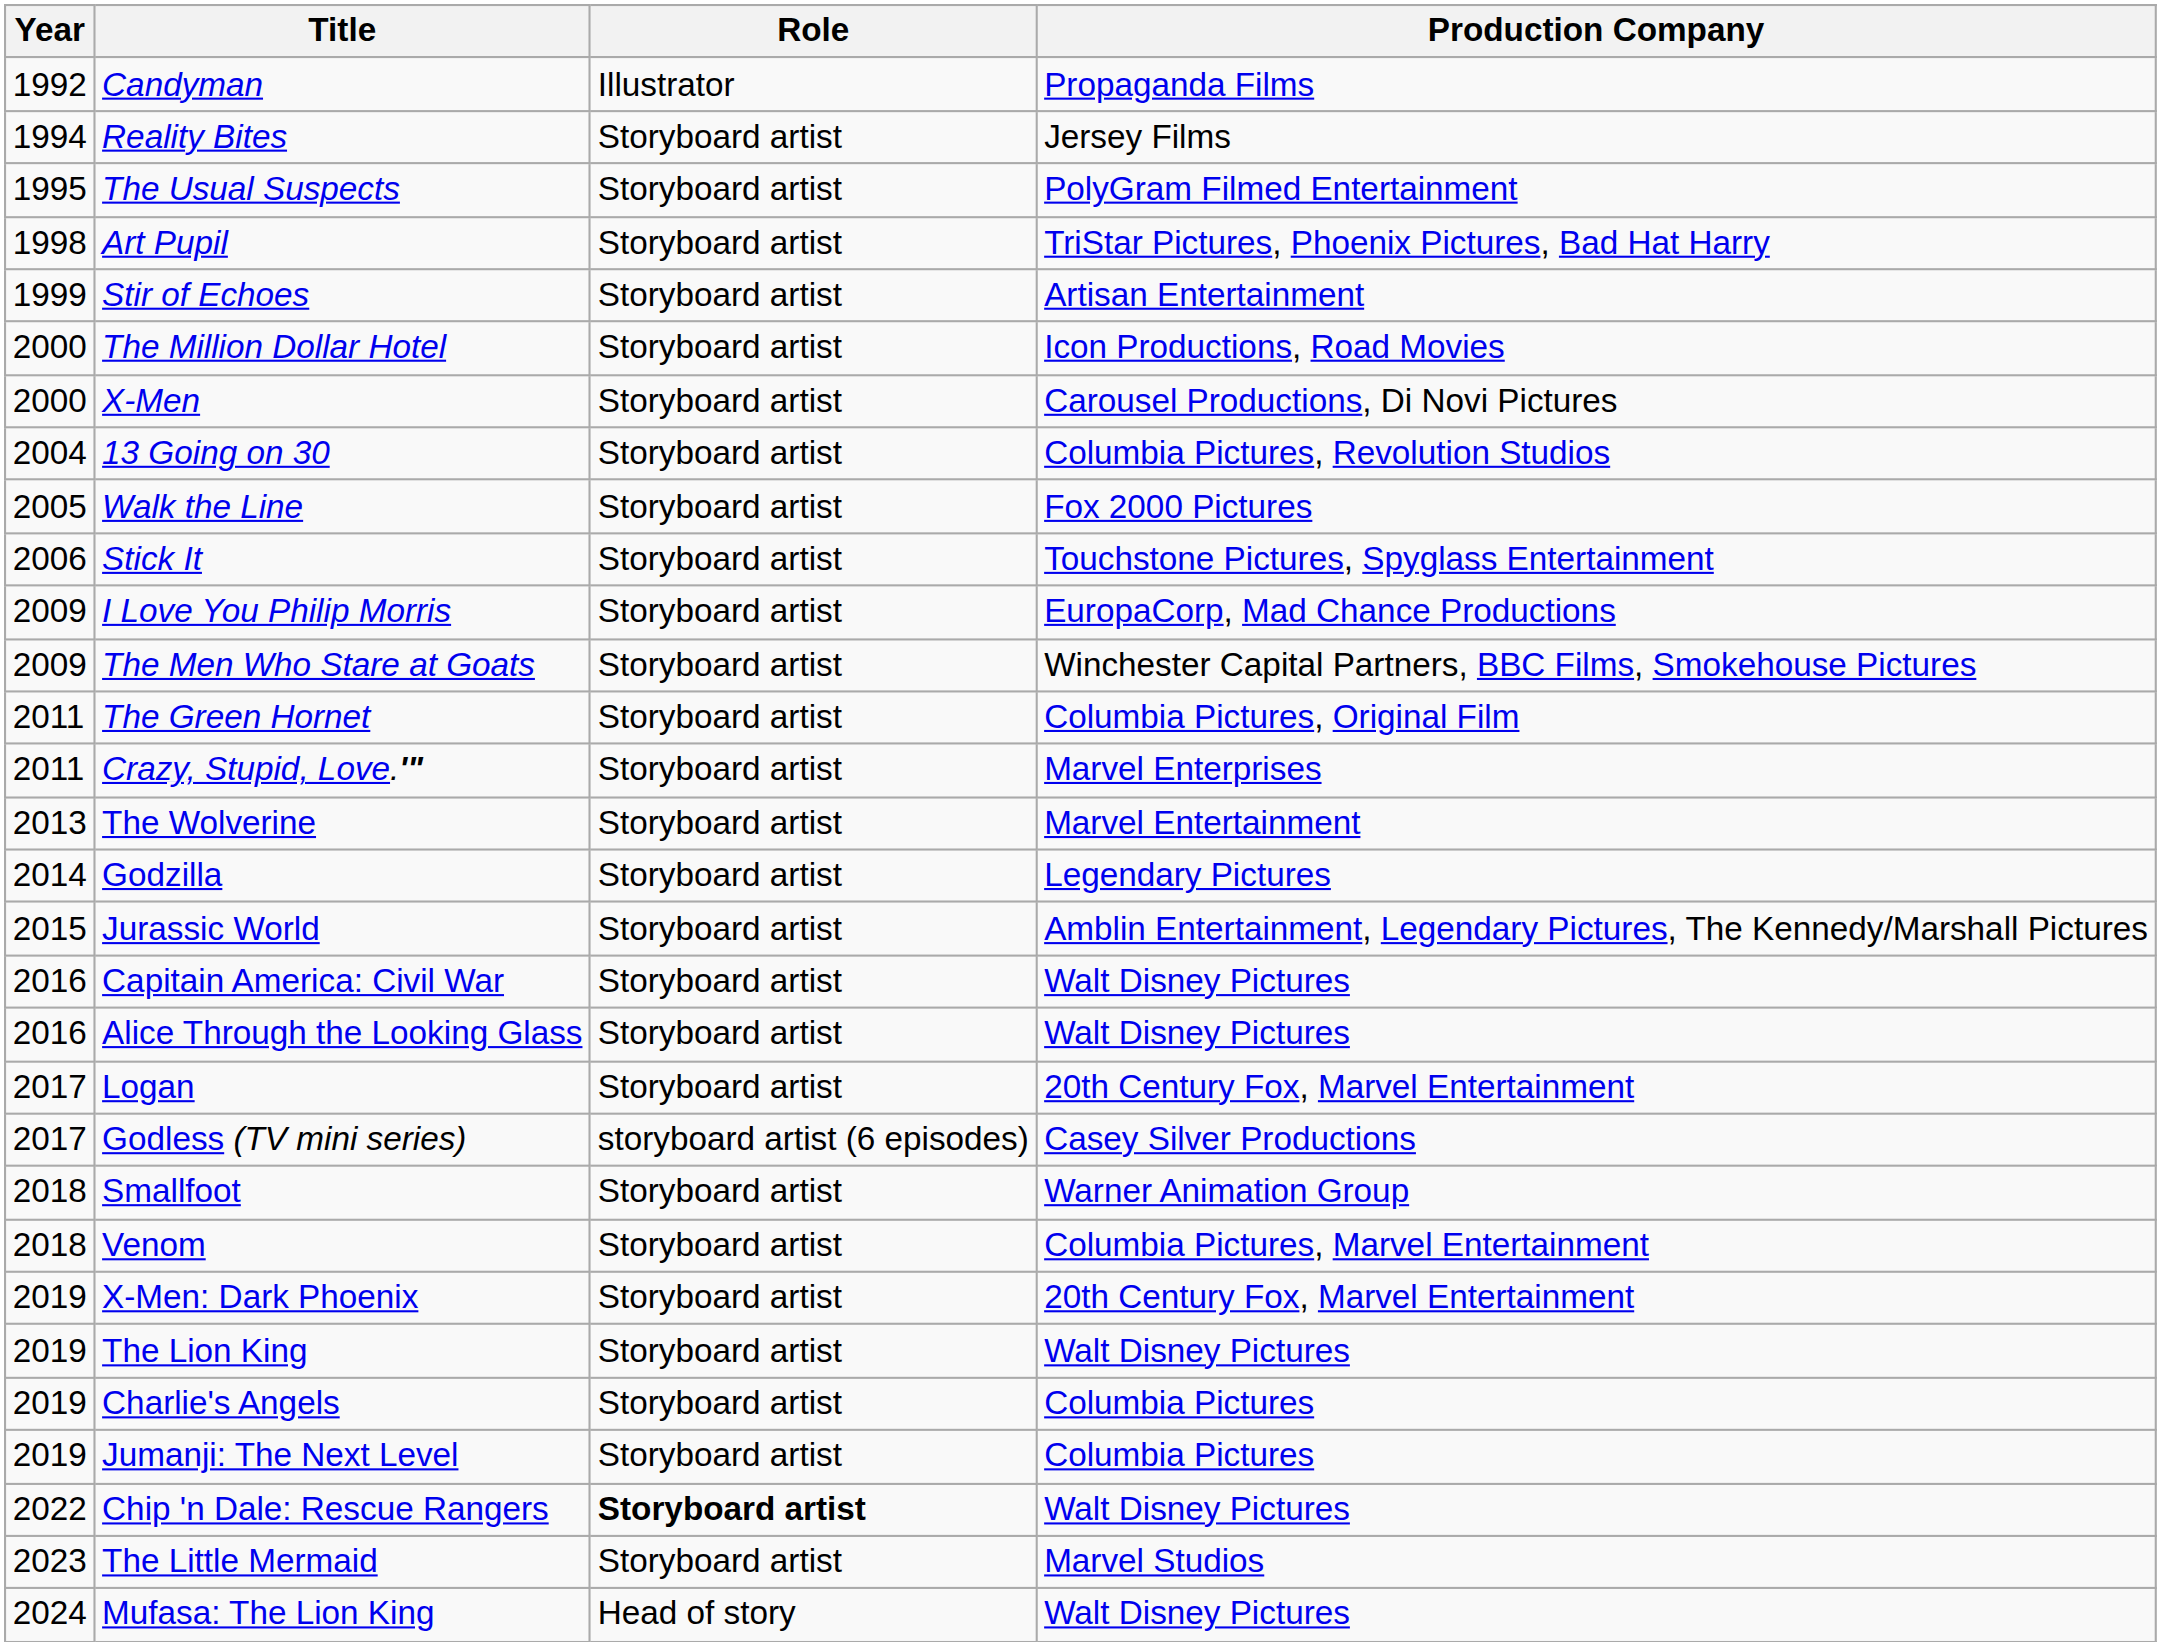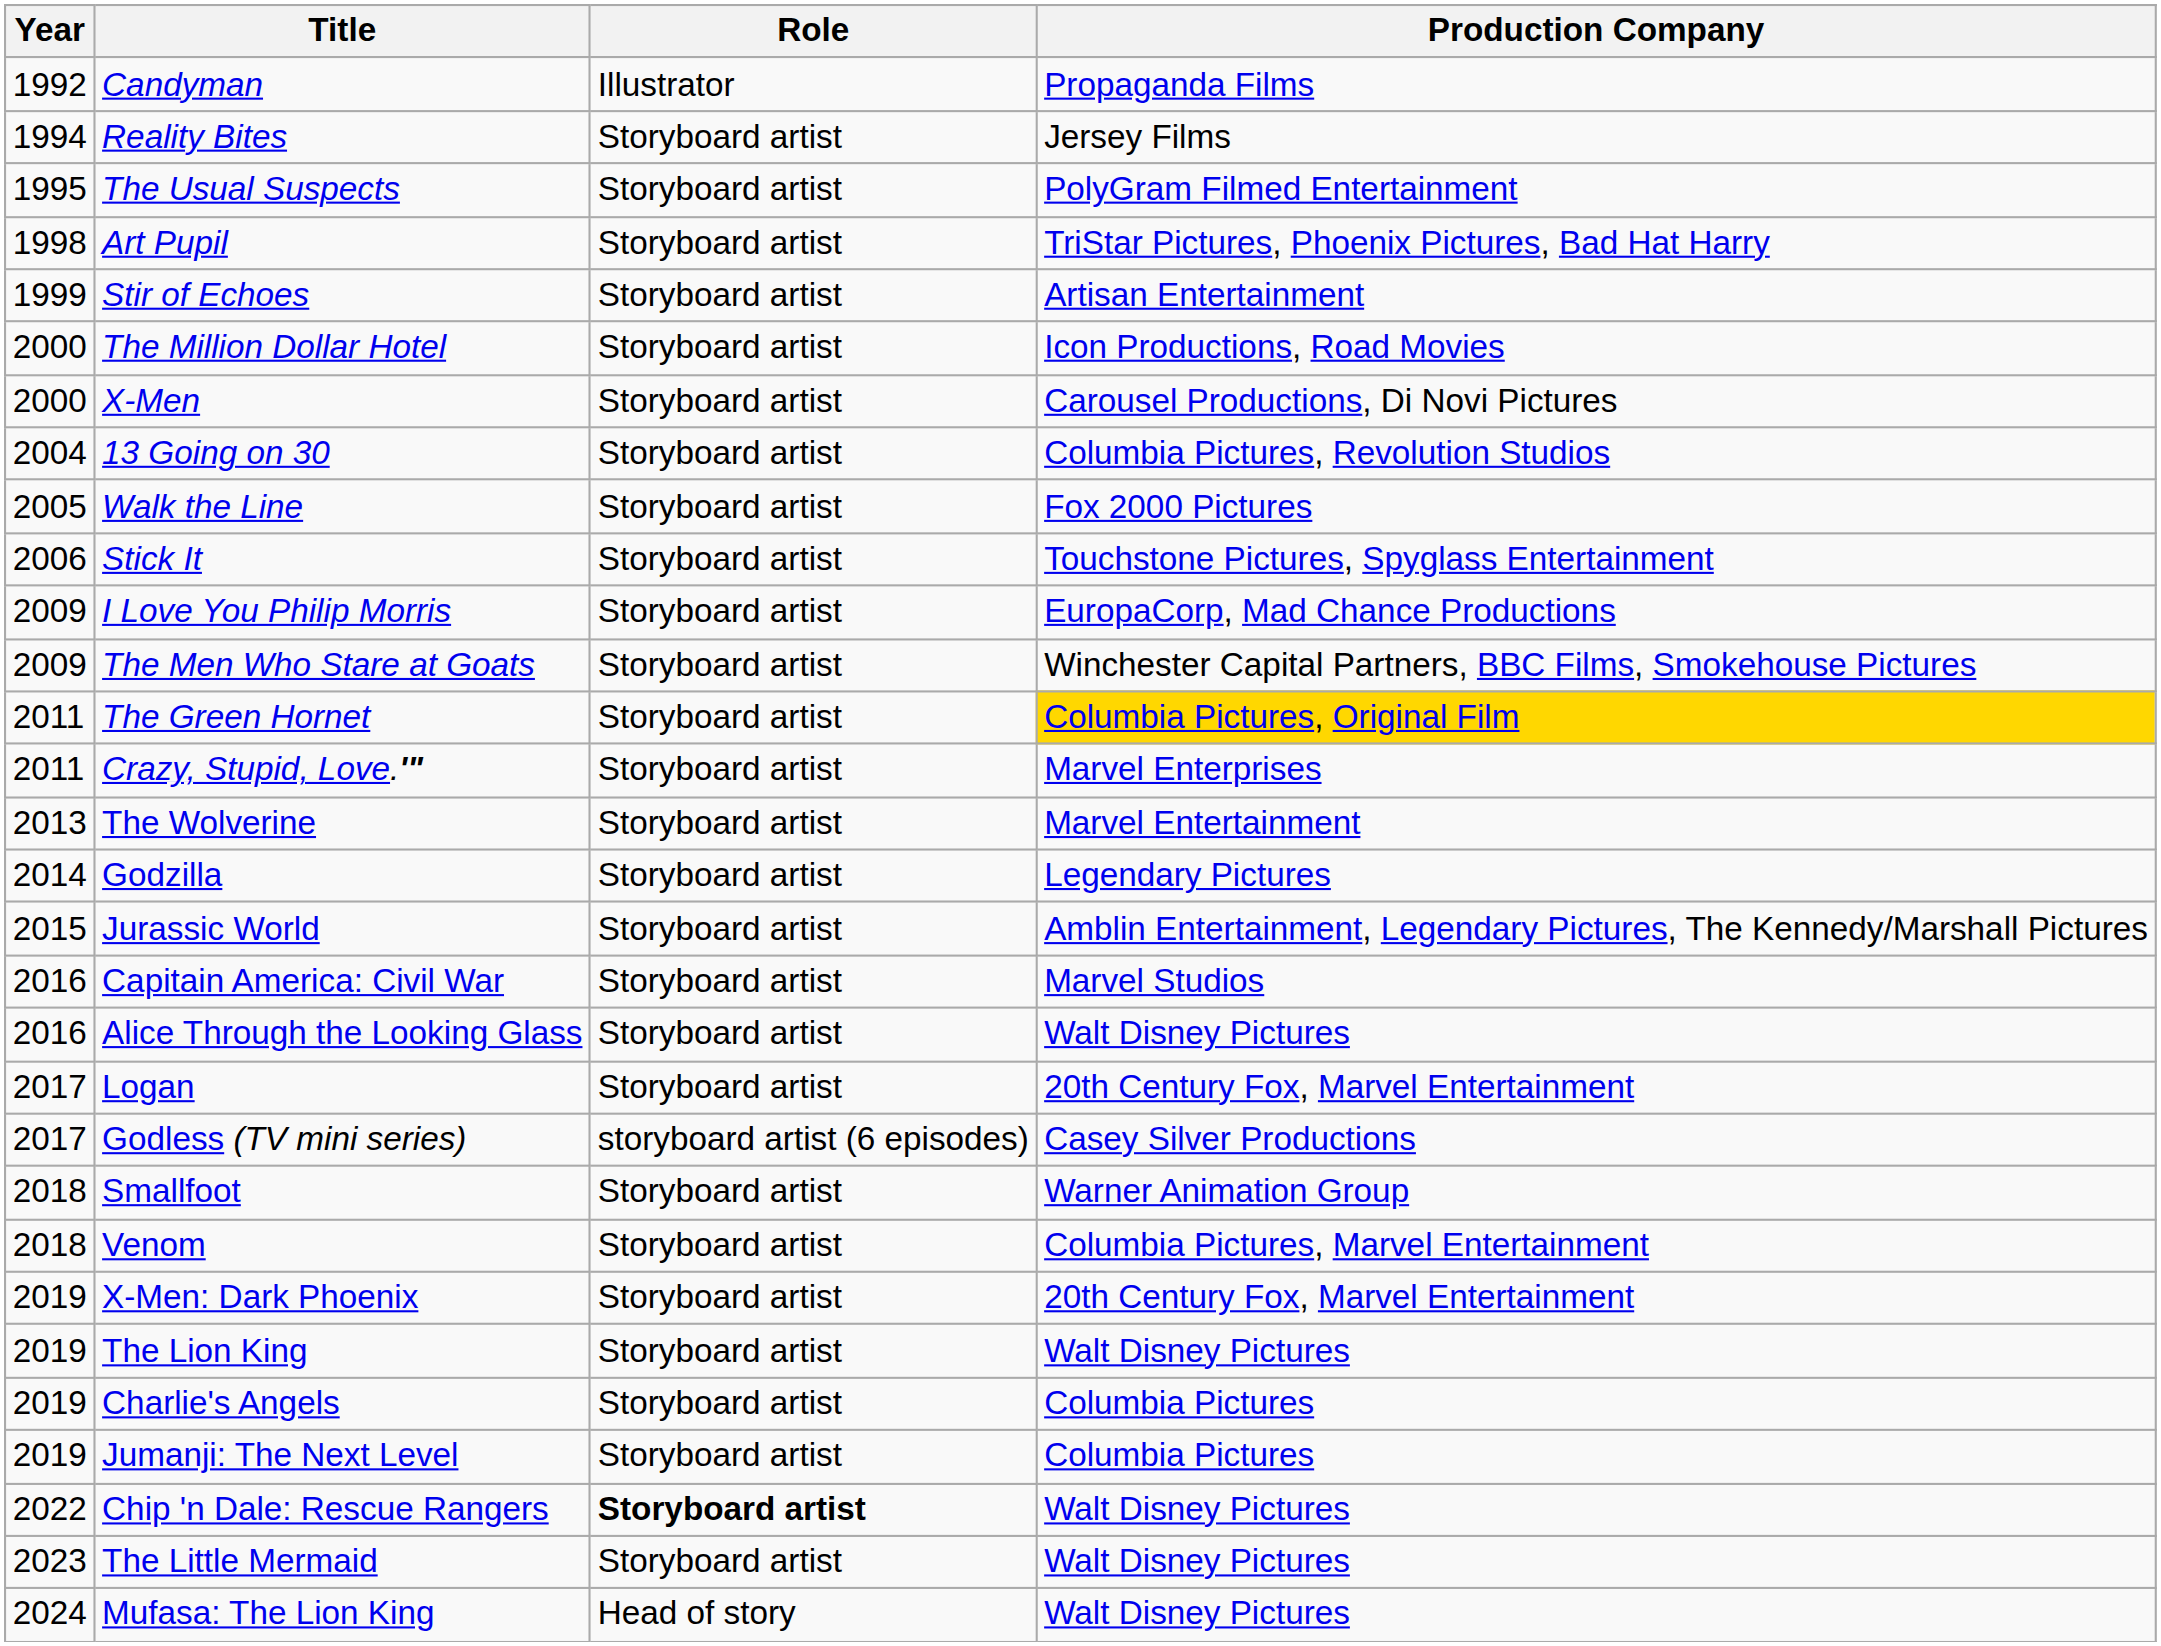(1282, 717) no background -> (1282, 717) gold background
(1197, 980) Walt Disney Pictures -> (1154, 980) Marvel Studios
(1154, 1561) Marvel Studios -> (1197, 1561) Walt Disney Pictures
